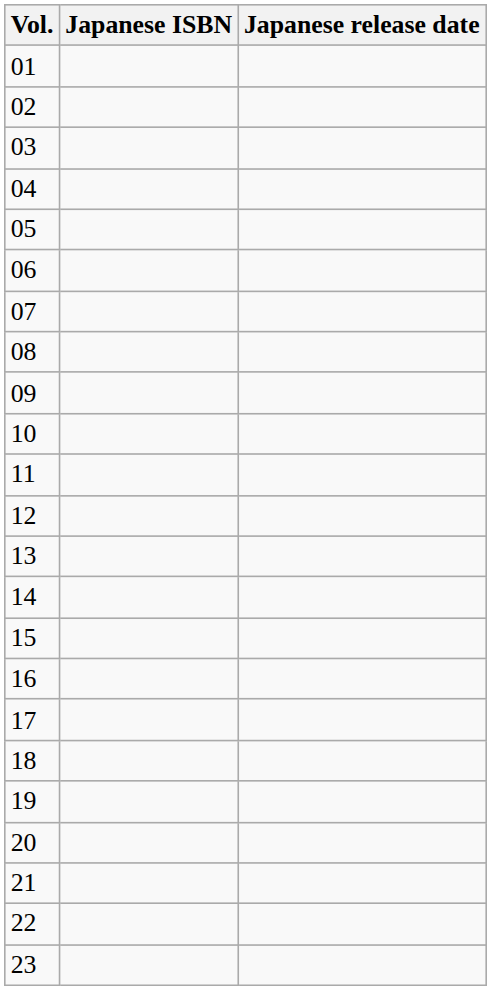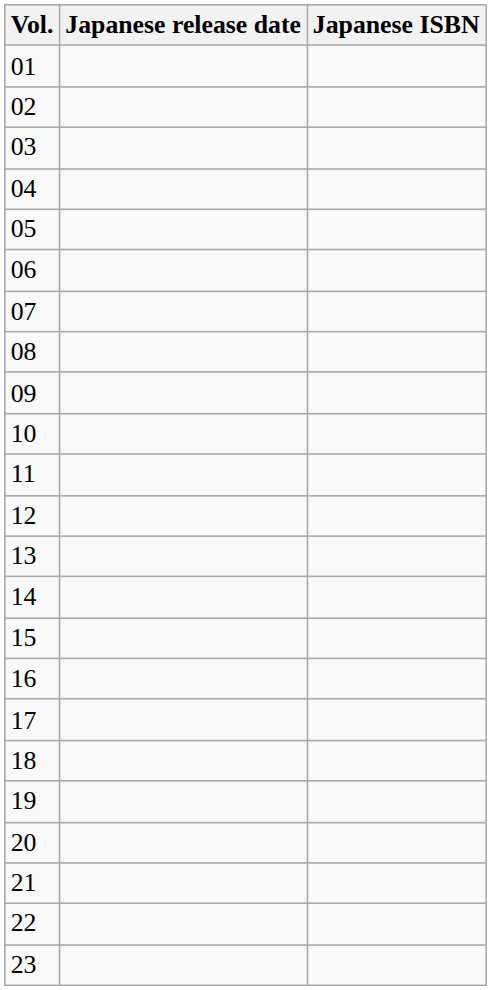columns swapped: (362, 24) <-> (149, 24)
